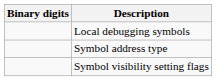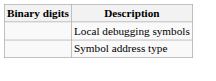- row: (141, 66)
